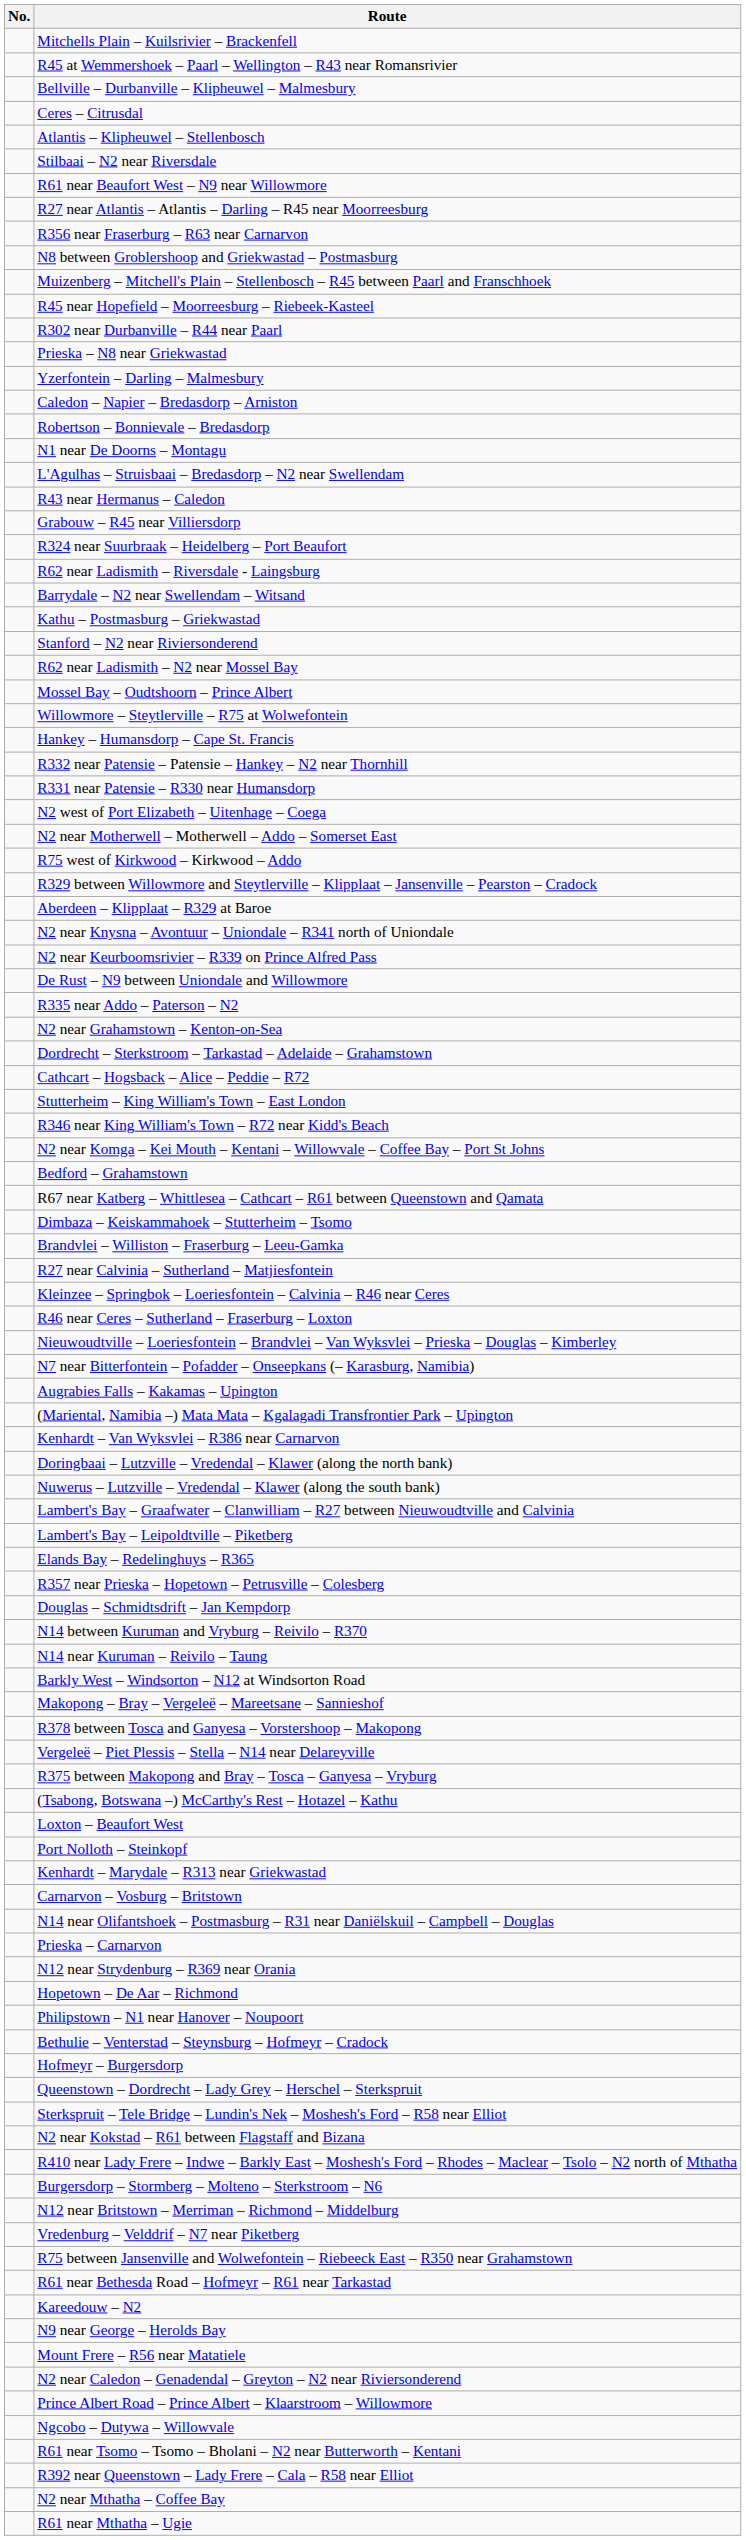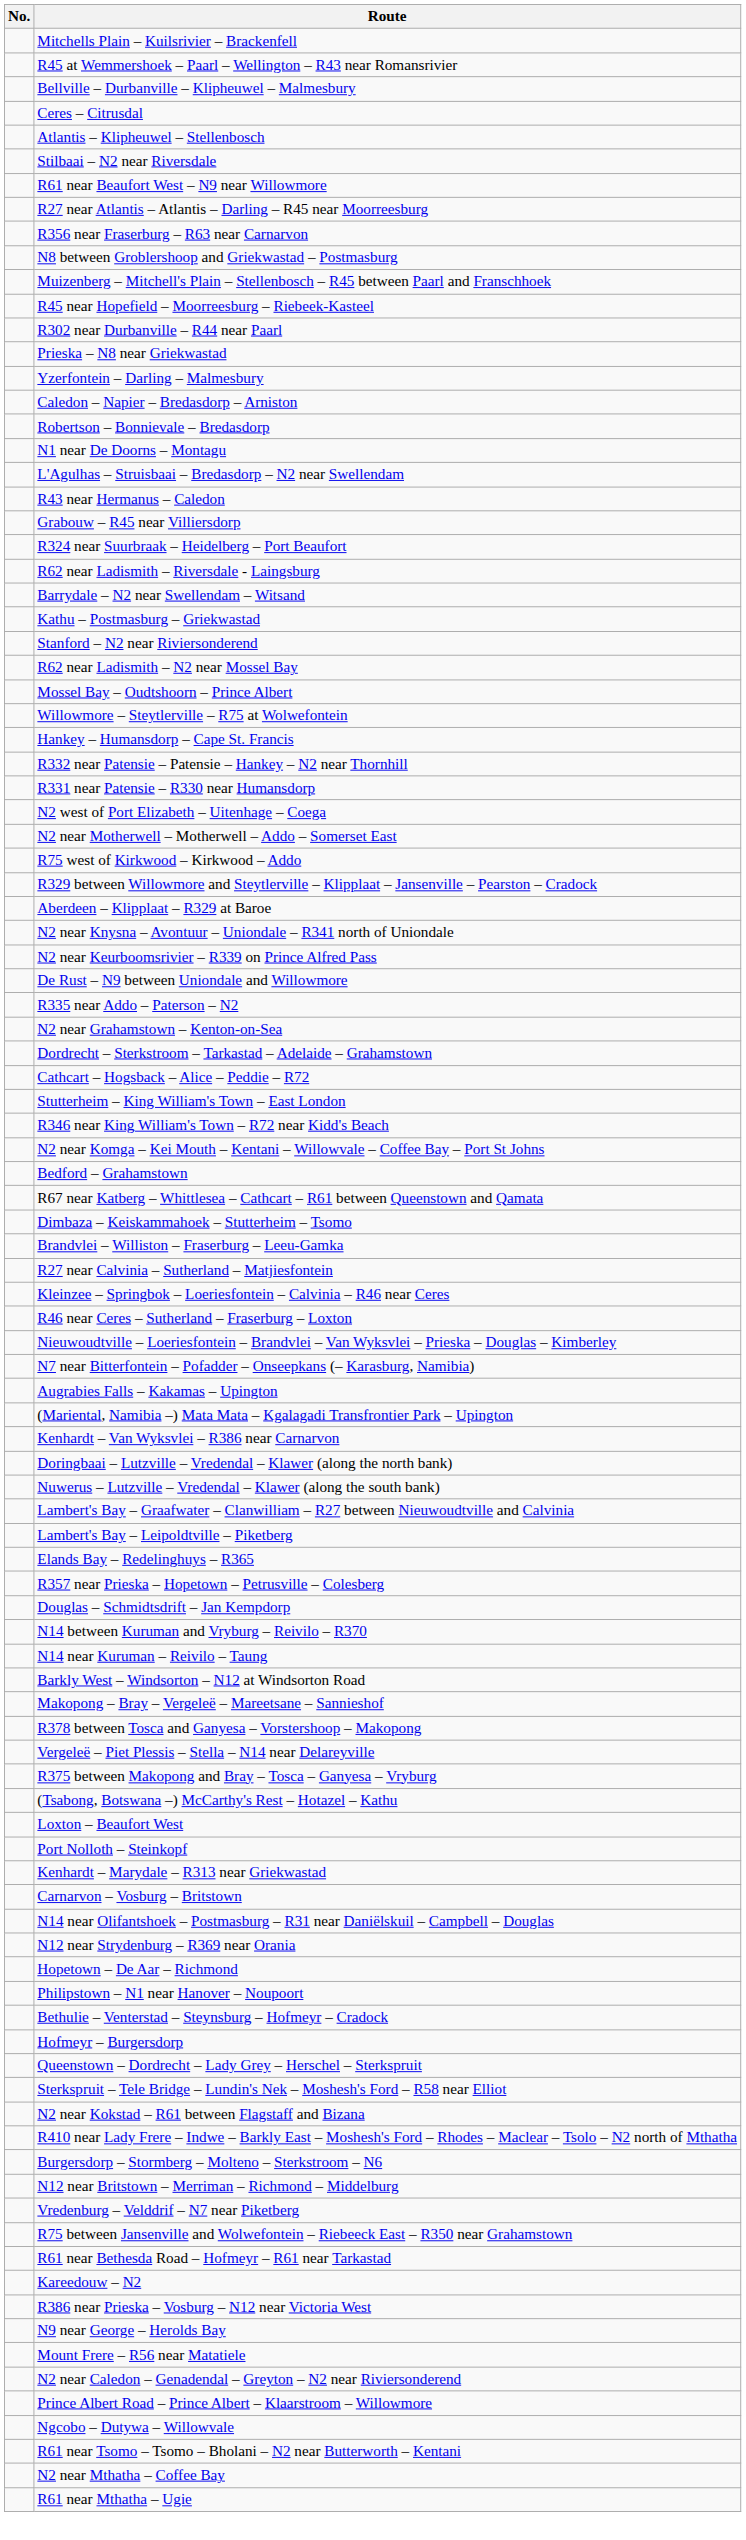- row: (99, 1945)
+ row: (204, 2306)
- row: (225, 2475)
